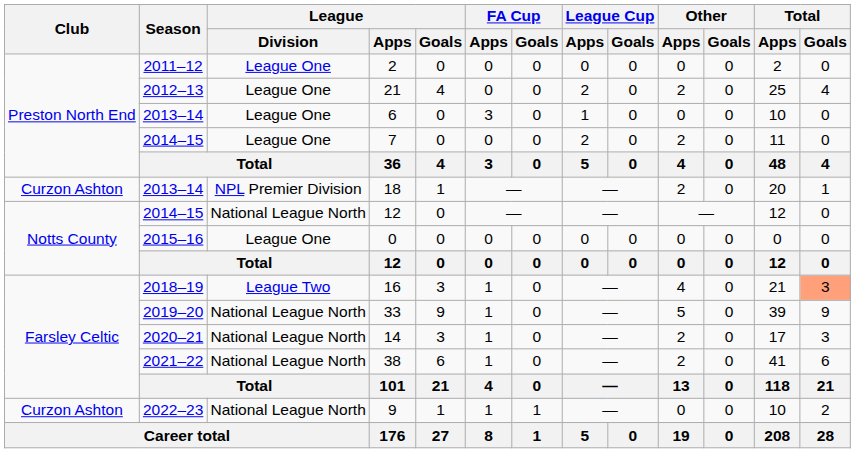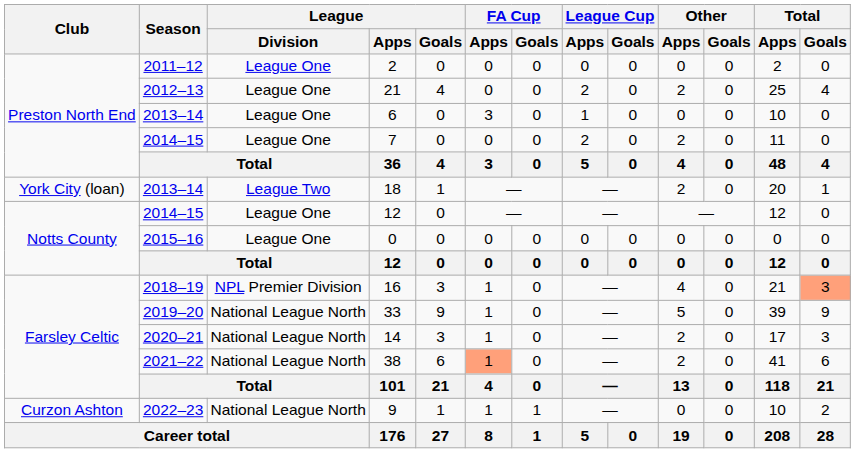(72, 189) Curzon Ashton -> (72, 189) York City (loan)
(288, 189) NPL Premier Division -> (288, 189) League Two
(288, 213) National League North -> (288, 213) League One
(288, 287) League Two -> (288, 287) NPL Premier Division
(489, 361) no background -> (489, 361) lightsalmon background
